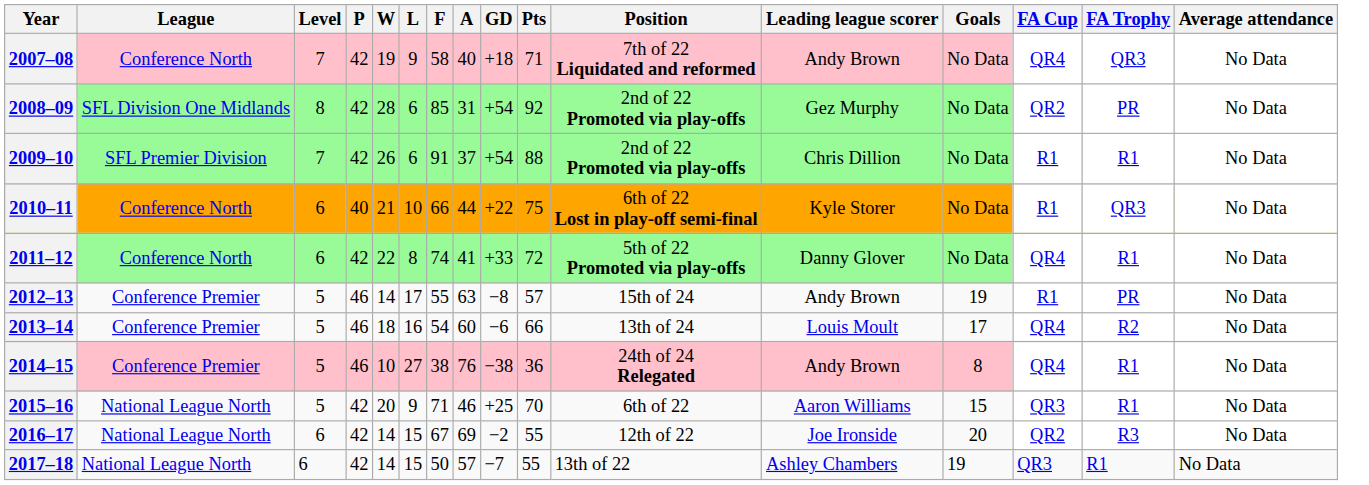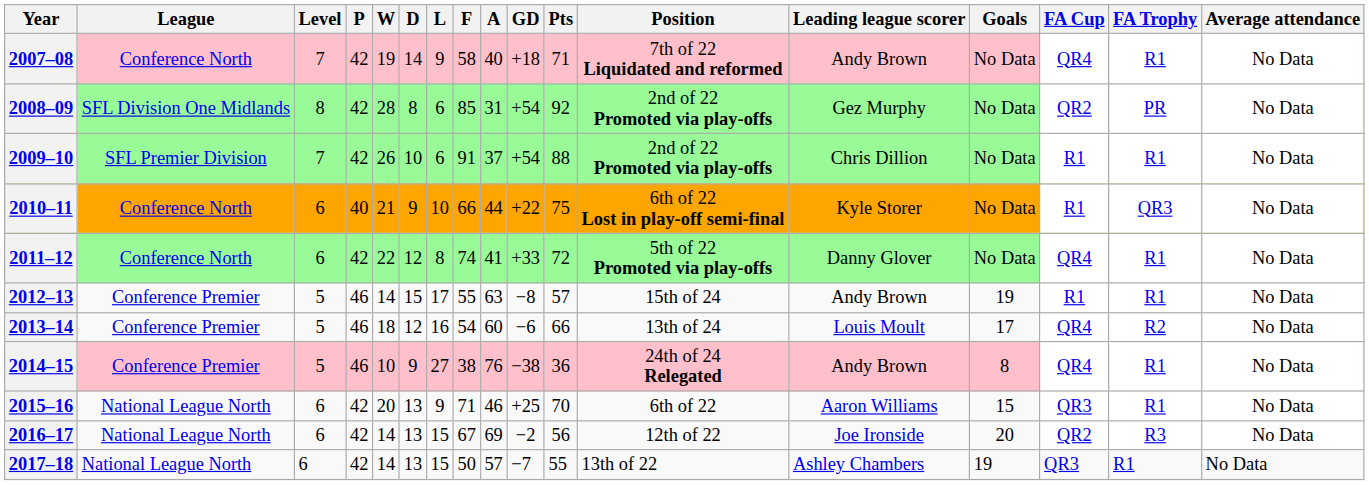+ column: (413, 19)
(1128, 58) QR3 -> (1155, 58) R1
(1128, 297) PR -> (1155, 297) R1
(320, 405) 5 -> (320, 405) 6
(534, 435) 55 -> (561, 435) 56
